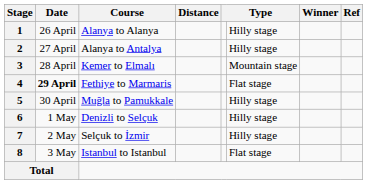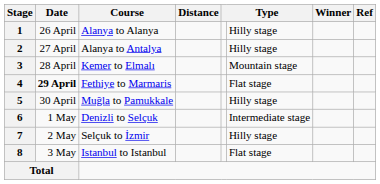(253, 118) Hilly stage -> (270, 118) Intermediate stage
